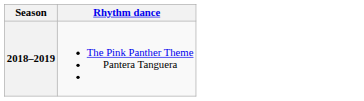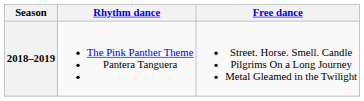+ column: (278, 13)
